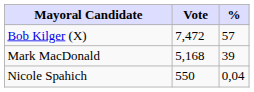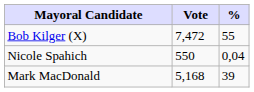(228, 35) 57 -> (228, 35) 55
rows swapped: (54, 55) <-> (47, 76)
